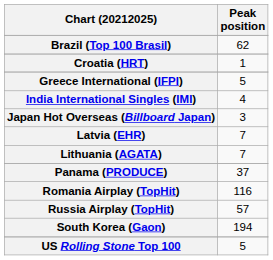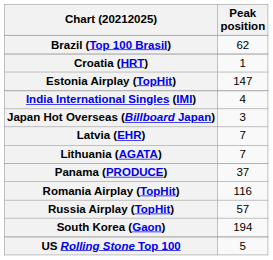+ row: (111, 81)
- row: (111, 81)
